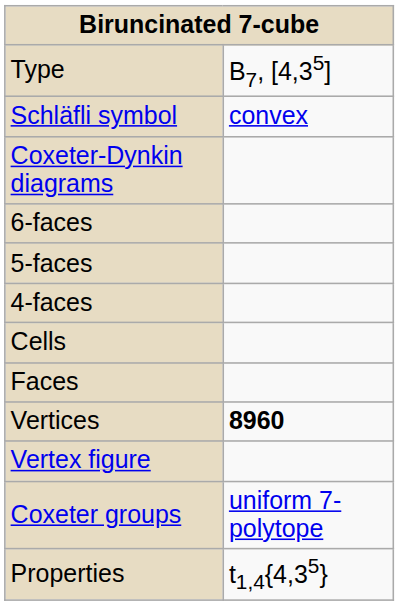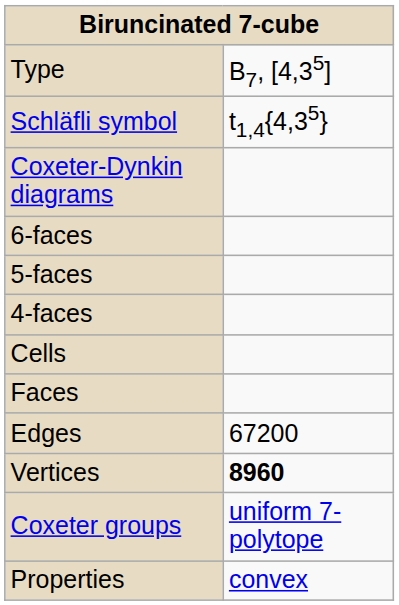(268, 116) convex -> (278, 122) t1,4{4,35}
+ row: (46, 433)
- row: (81, 460)
(278, 574) t1,4{4,35} -> (268, 579) convex
